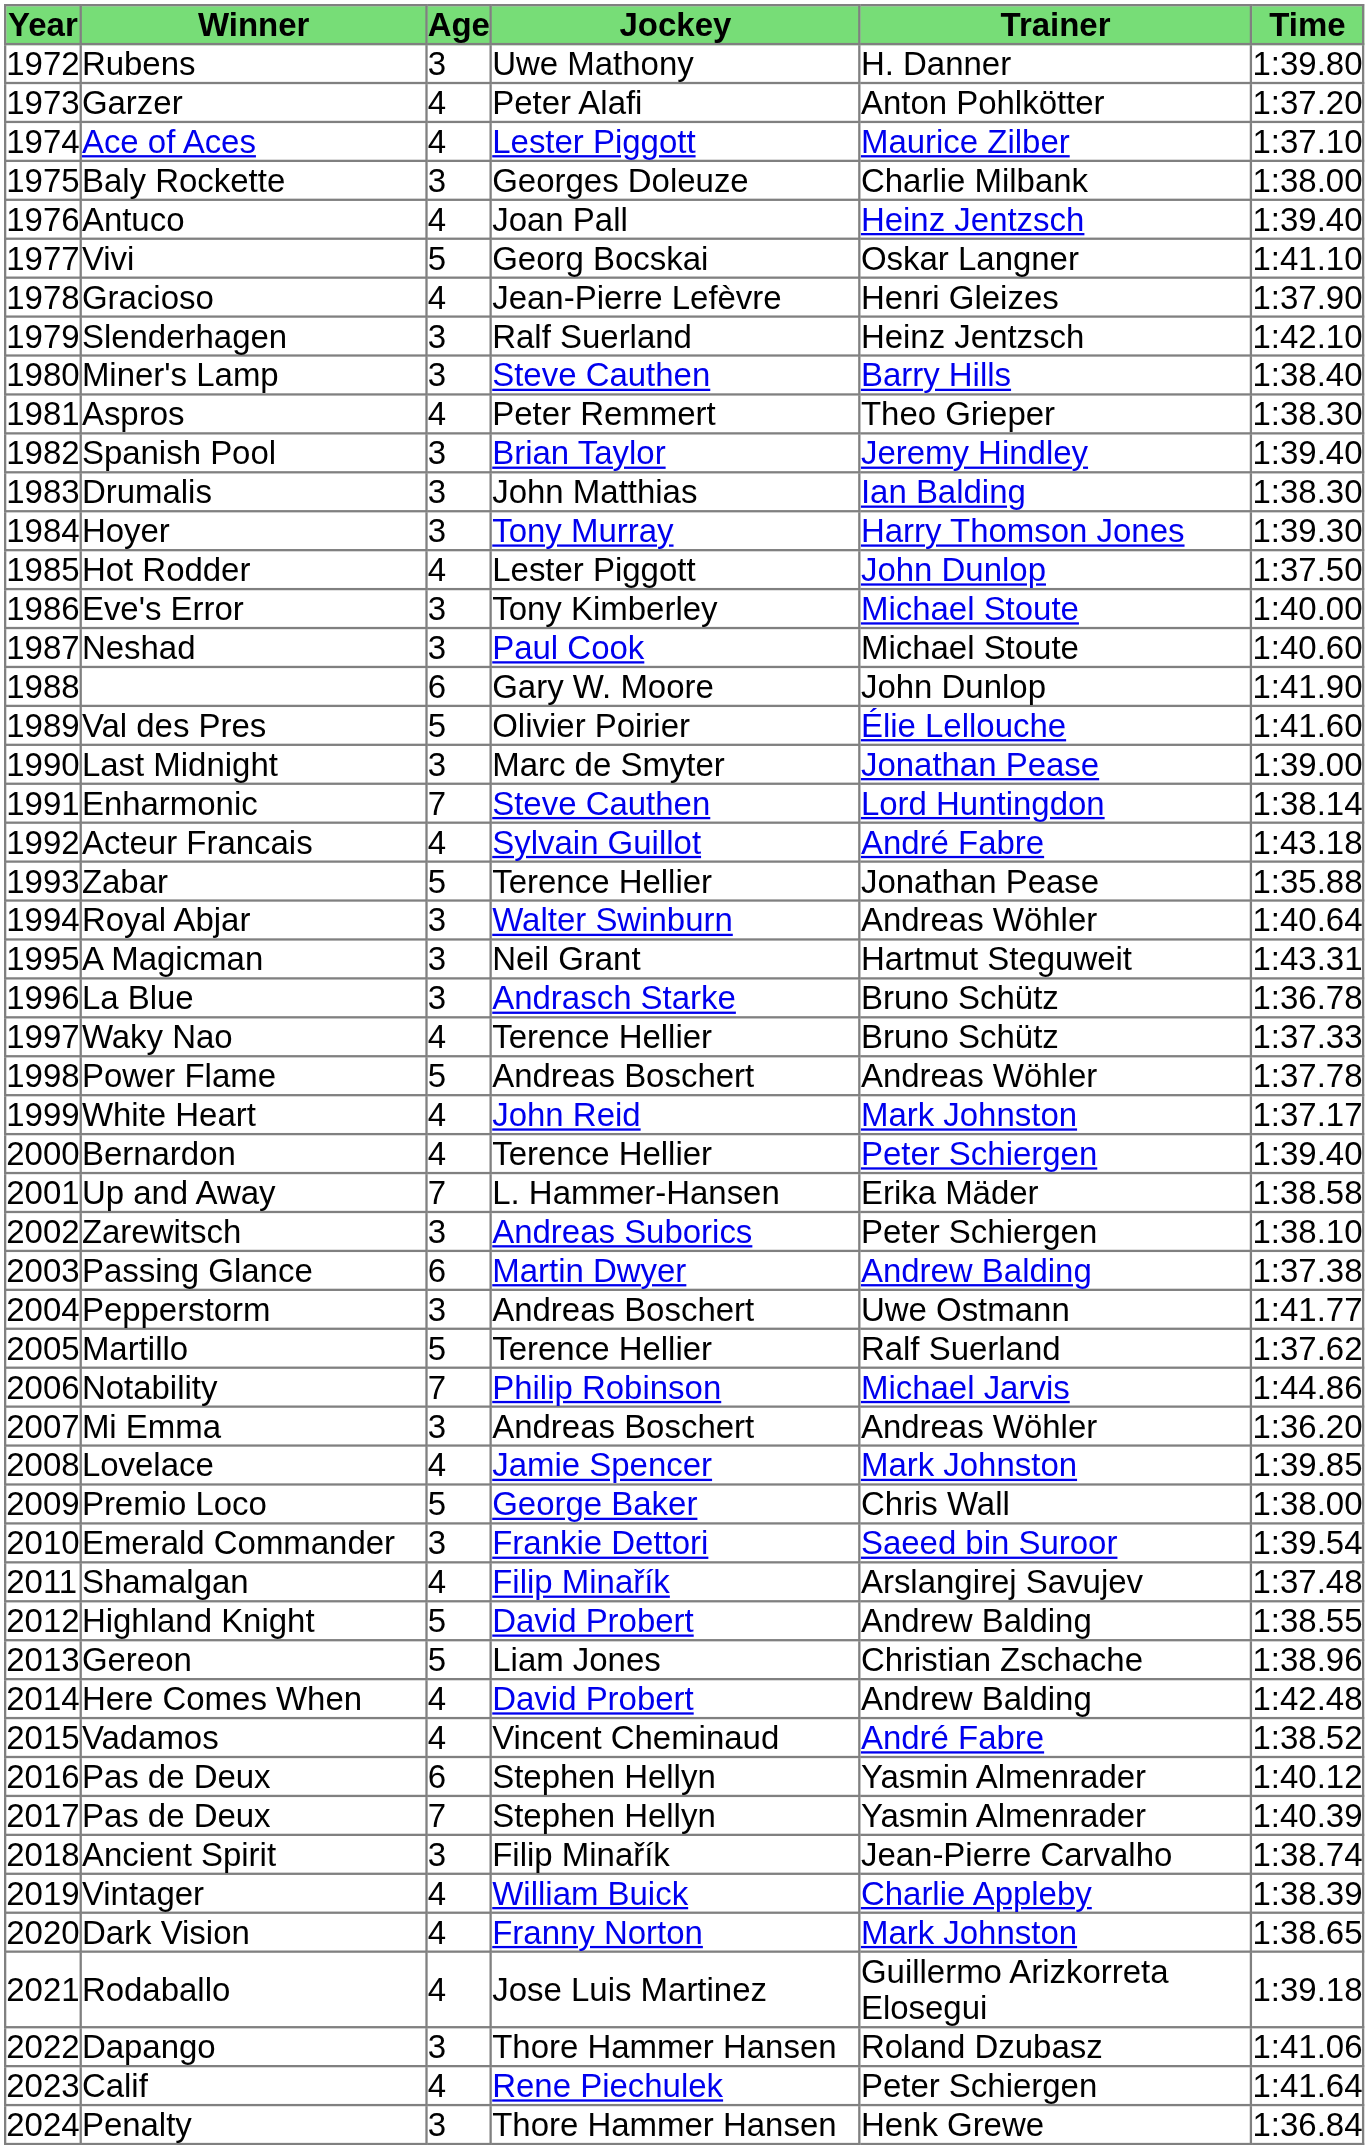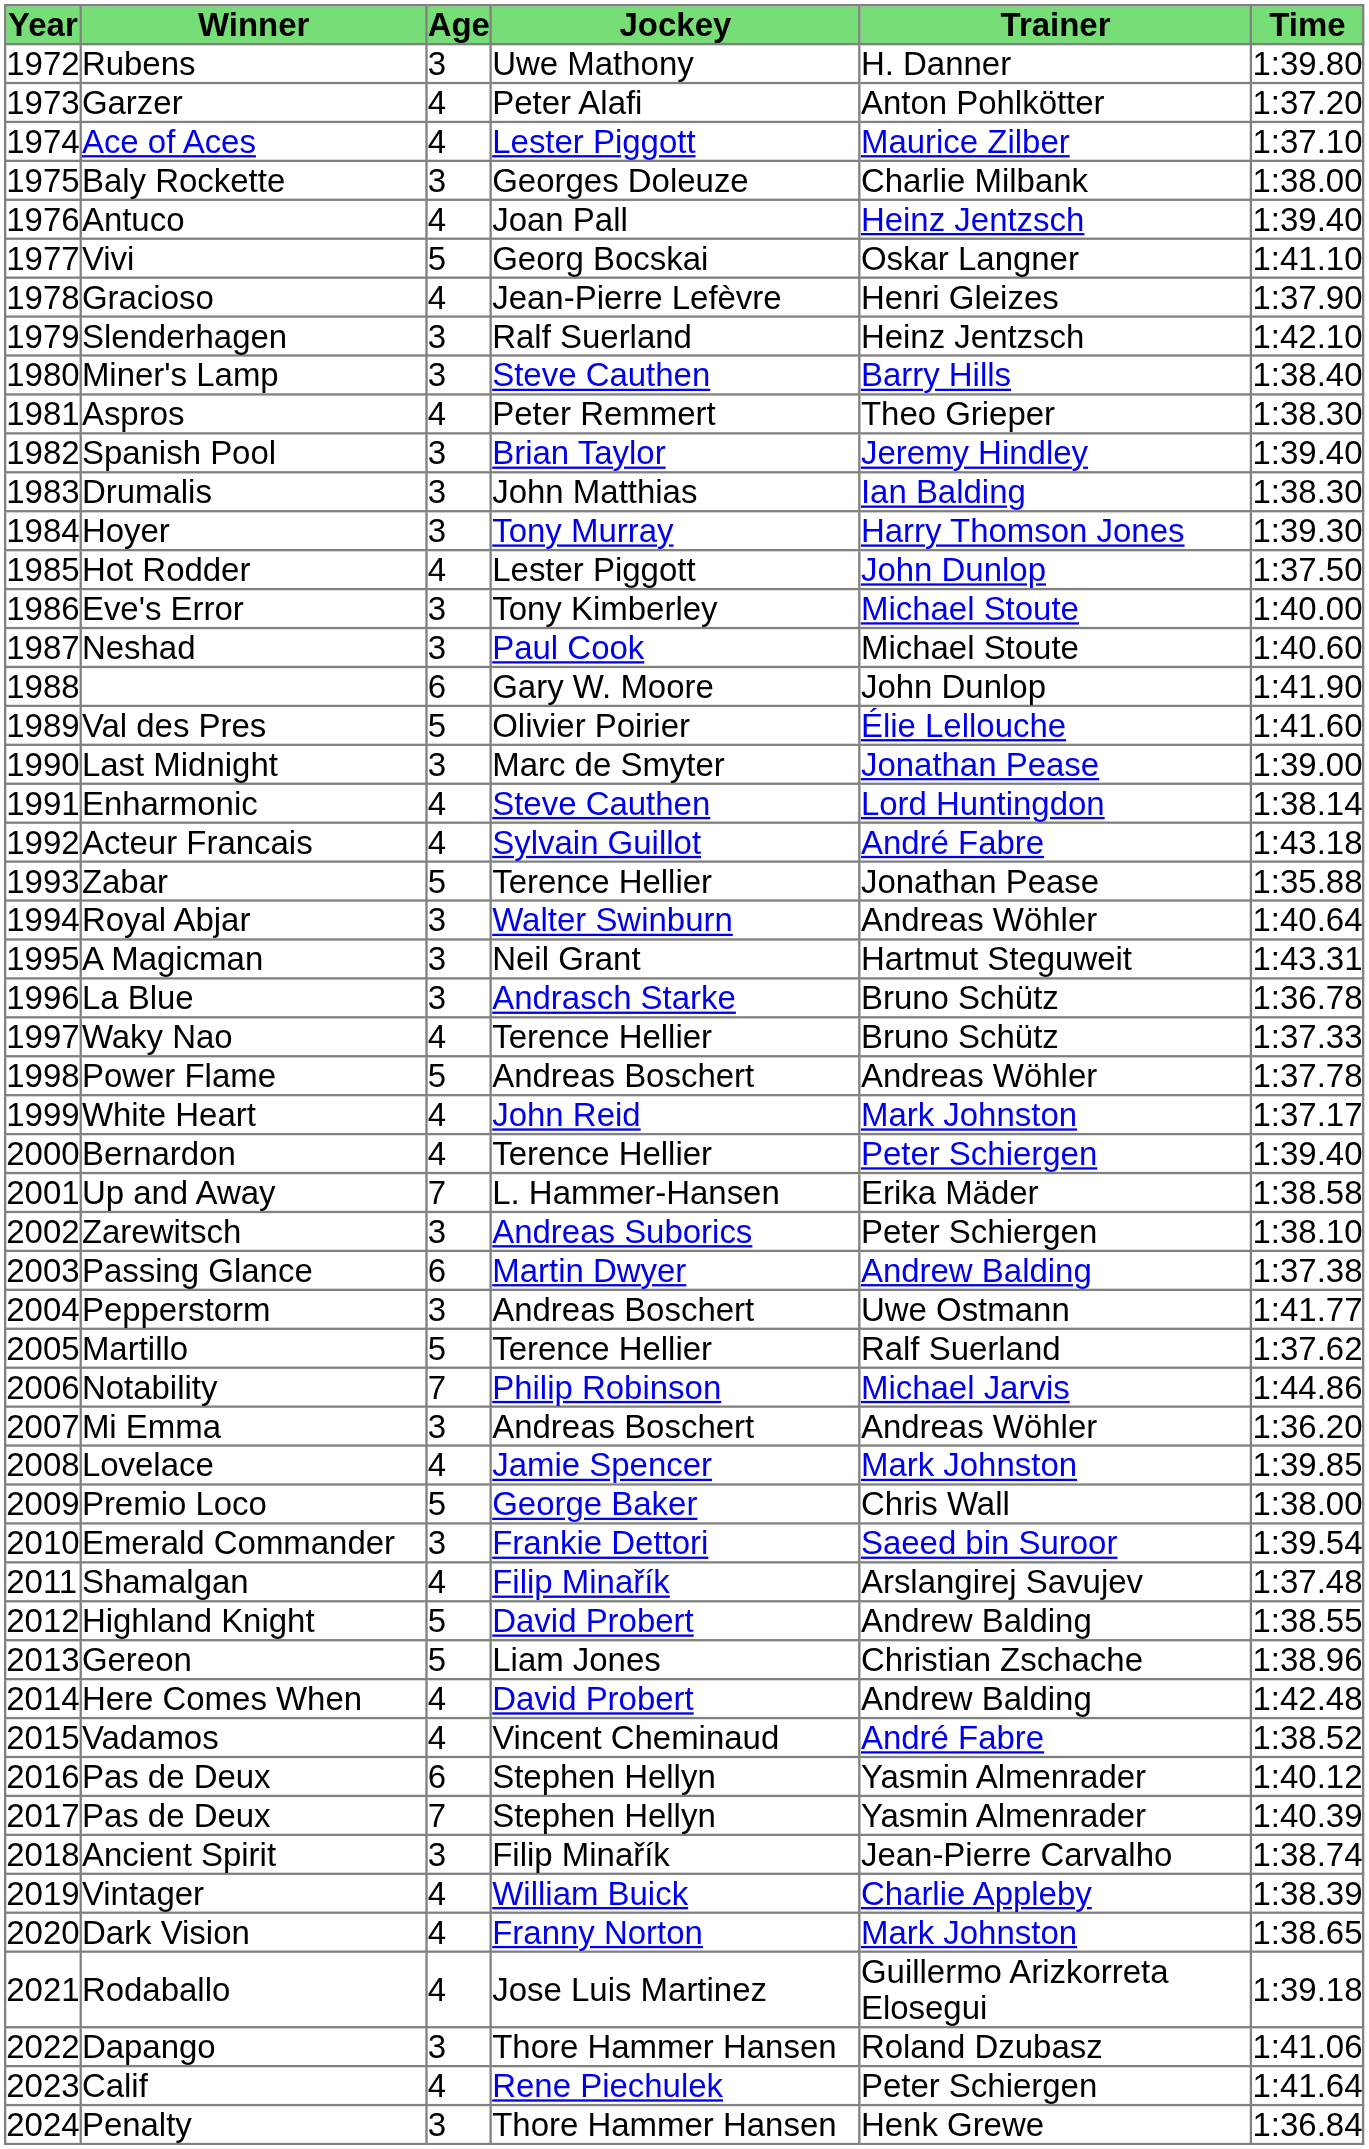(437, 803) 7 -> (437, 803) 4
